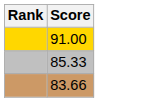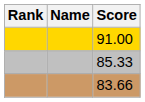+ column: (70, 16)
